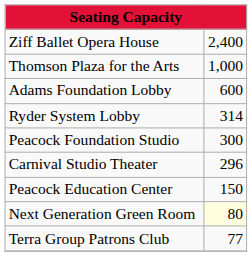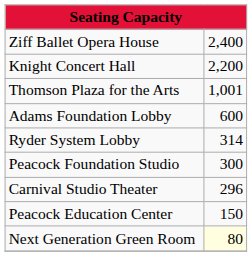+ row: (72, 66)
(226, 66) 1,000 -> (226, 90) 1,001
- row: (89, 238)
